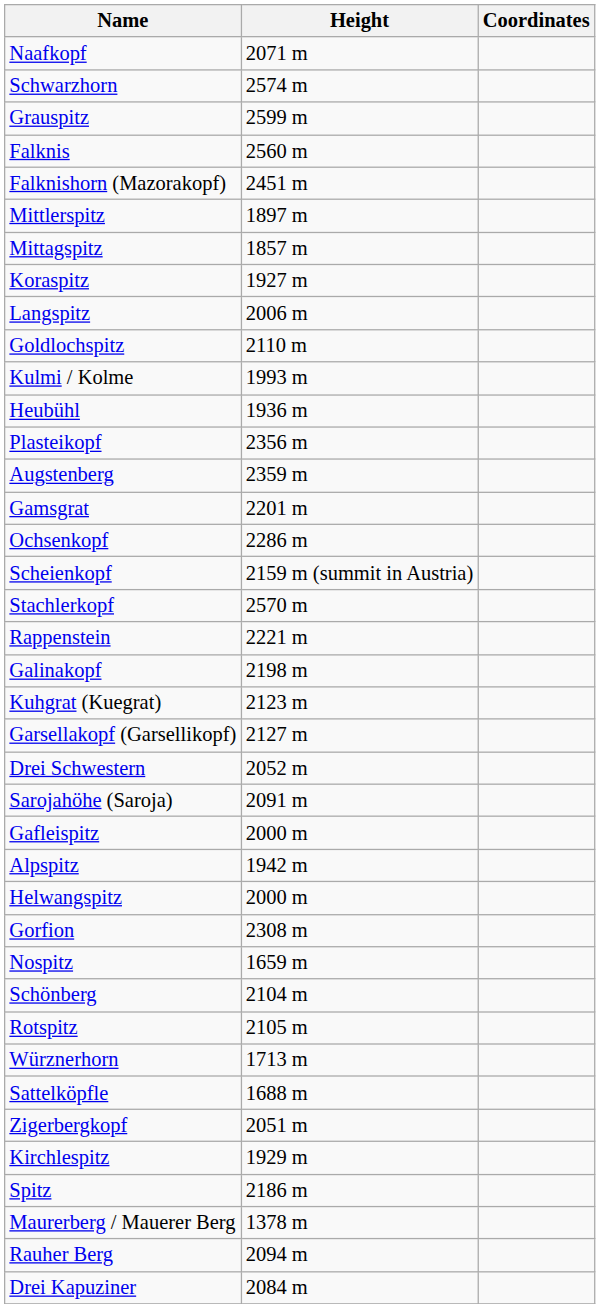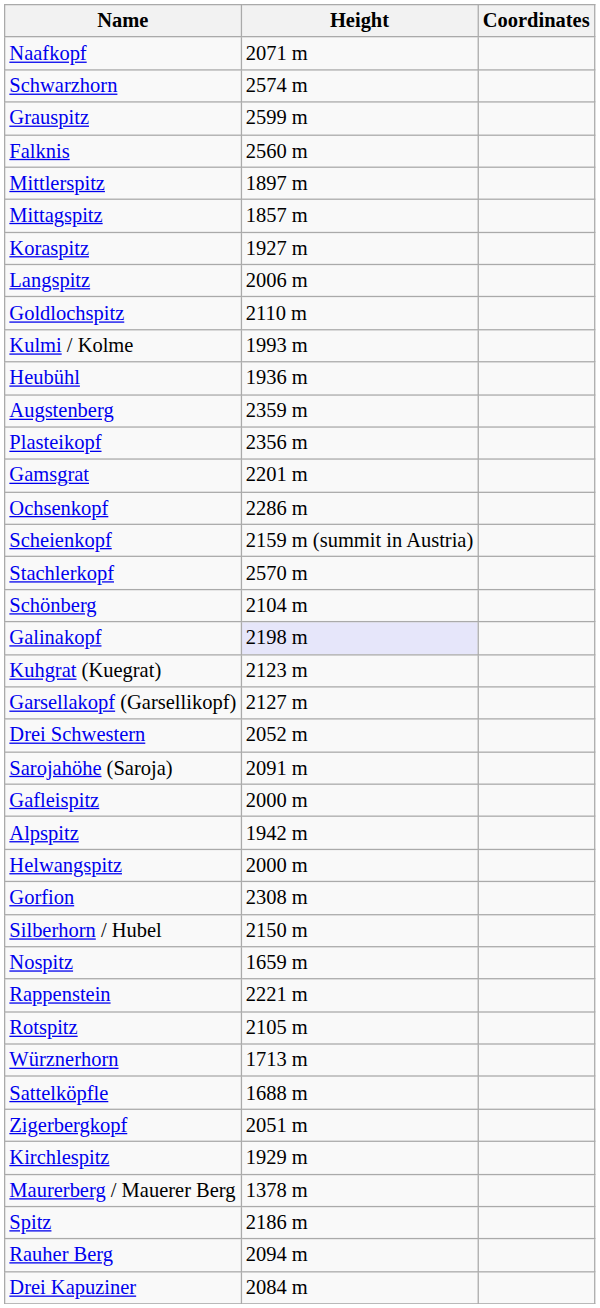- row: (118, 183)
rows swapped: (55, 442) <-> (61, 475)
rows swapped: (53, 995) <-> (60, 637)
(277, 670) no background -> (277, 637) lavender background
+ row: (86, 930)
rows swapped: (30, 1190) <-> (122, 1222)
